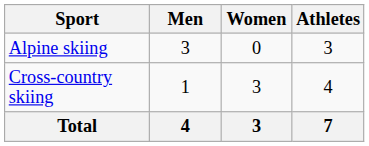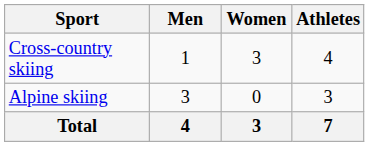rows swapped: (58, 47) <-> (60, 87)
